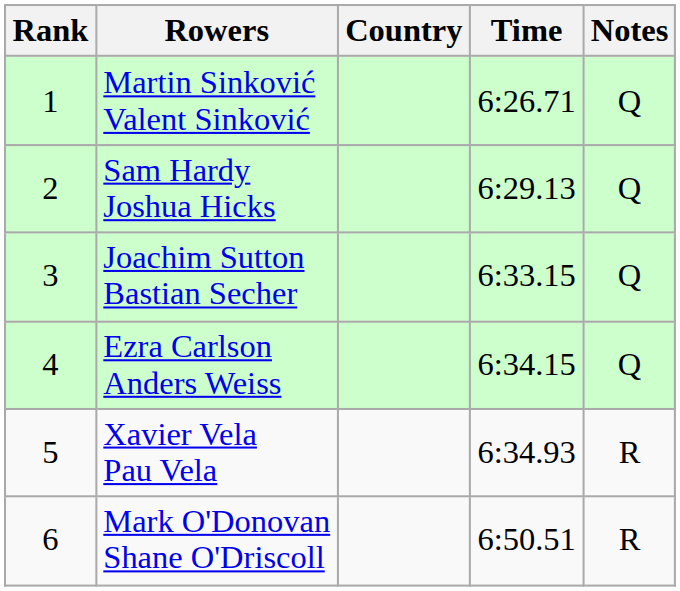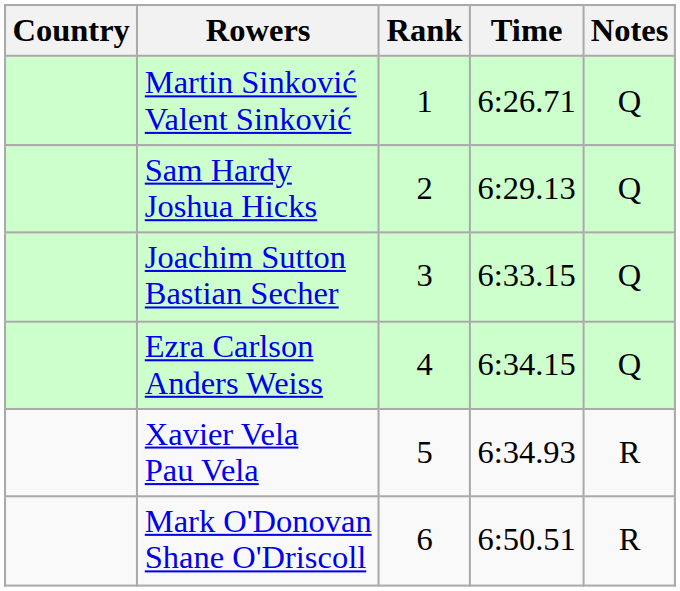columns swapped: (50, 30) <-> (404, 30)
